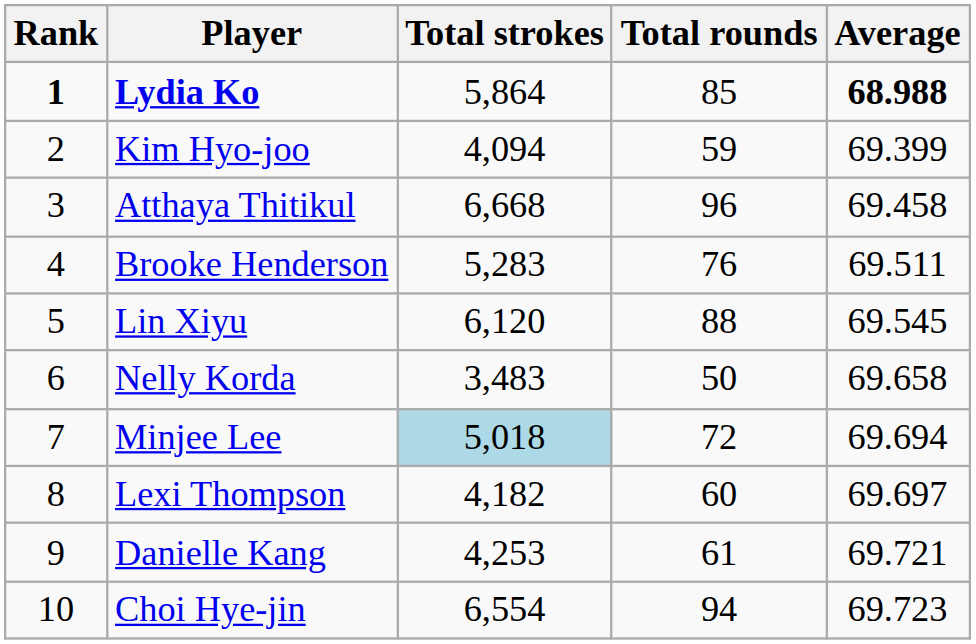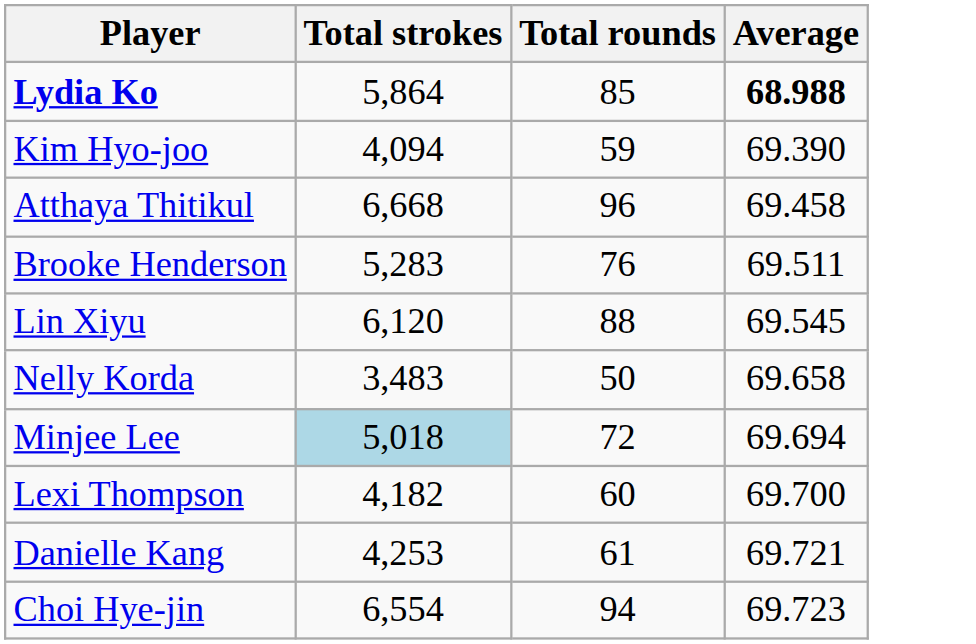- column: (56, 33)
(897, 148) 69.399 -> (796, 148) 69.390
(897, 494) 69.697 -> (796, 494) 69.700
